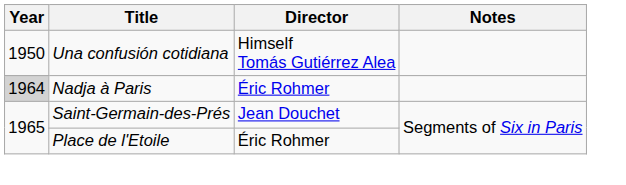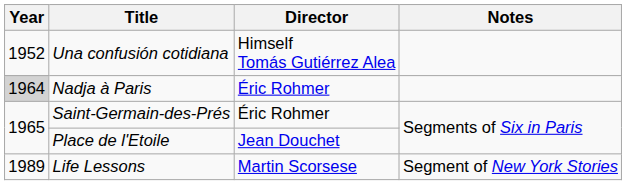(27, 52) 1950 -> (27, 52) 1952
(289, 114) Jean Douchet -> (284, 114) Éric Rohmer
(284, 140) Éric Rohmer -> (289, 140) Jean Douchet
+ row: (99, 166)
